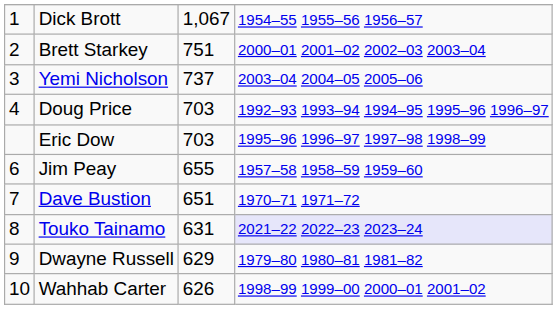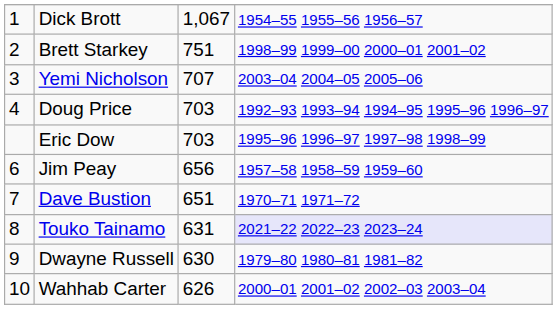(362, 50) 2000–01 2001–02 2002–03 2003–04 -> (362, 50) 1998–99 1999–00 2000–01 2001–02
(198, 79) 737 -> (198, 79) 707
(198, 169) 655 -> (198, 169) 656
(198, 259) 629 -> (198, 259) 630
(362, 289) 1998–99 1999–00 2000–01 2001–02 -> (362, 289) 2000–01 2001–02 2002–03 2003–04
